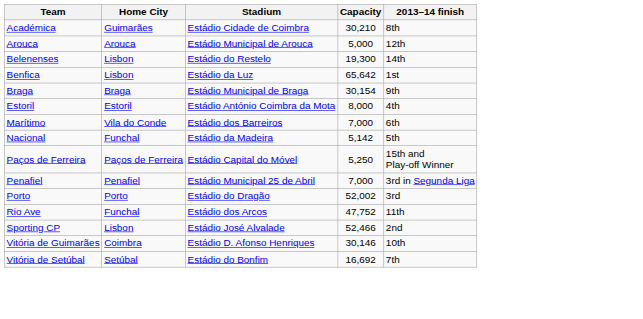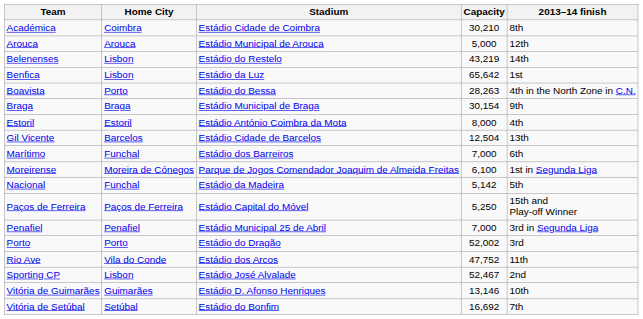(128, 28) Guimarães -> (123, 28) Coimbra
(361, 59) 19,300 -> (484, 59) 43,219
+ row: (26, 91)
+ row: (30, 138)
(135, 122) Vila do Conde -> (122, 153) Funchal
+ row: (31, 169)
(122, 212) Funchal -> (135, 259) Vila do Conde
(361, 228) 52,466 -> (484, 275) 52,467
(123, 243) Coimbra -> (128, 290) Guimarães
(361, 243) 30,146 -> (484, 290) 13,146
